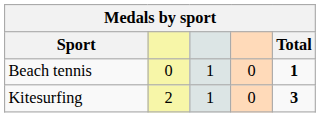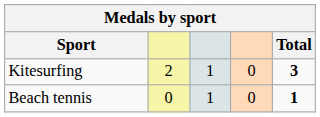rows swapped: (50, 71) <-> (45, 98)
